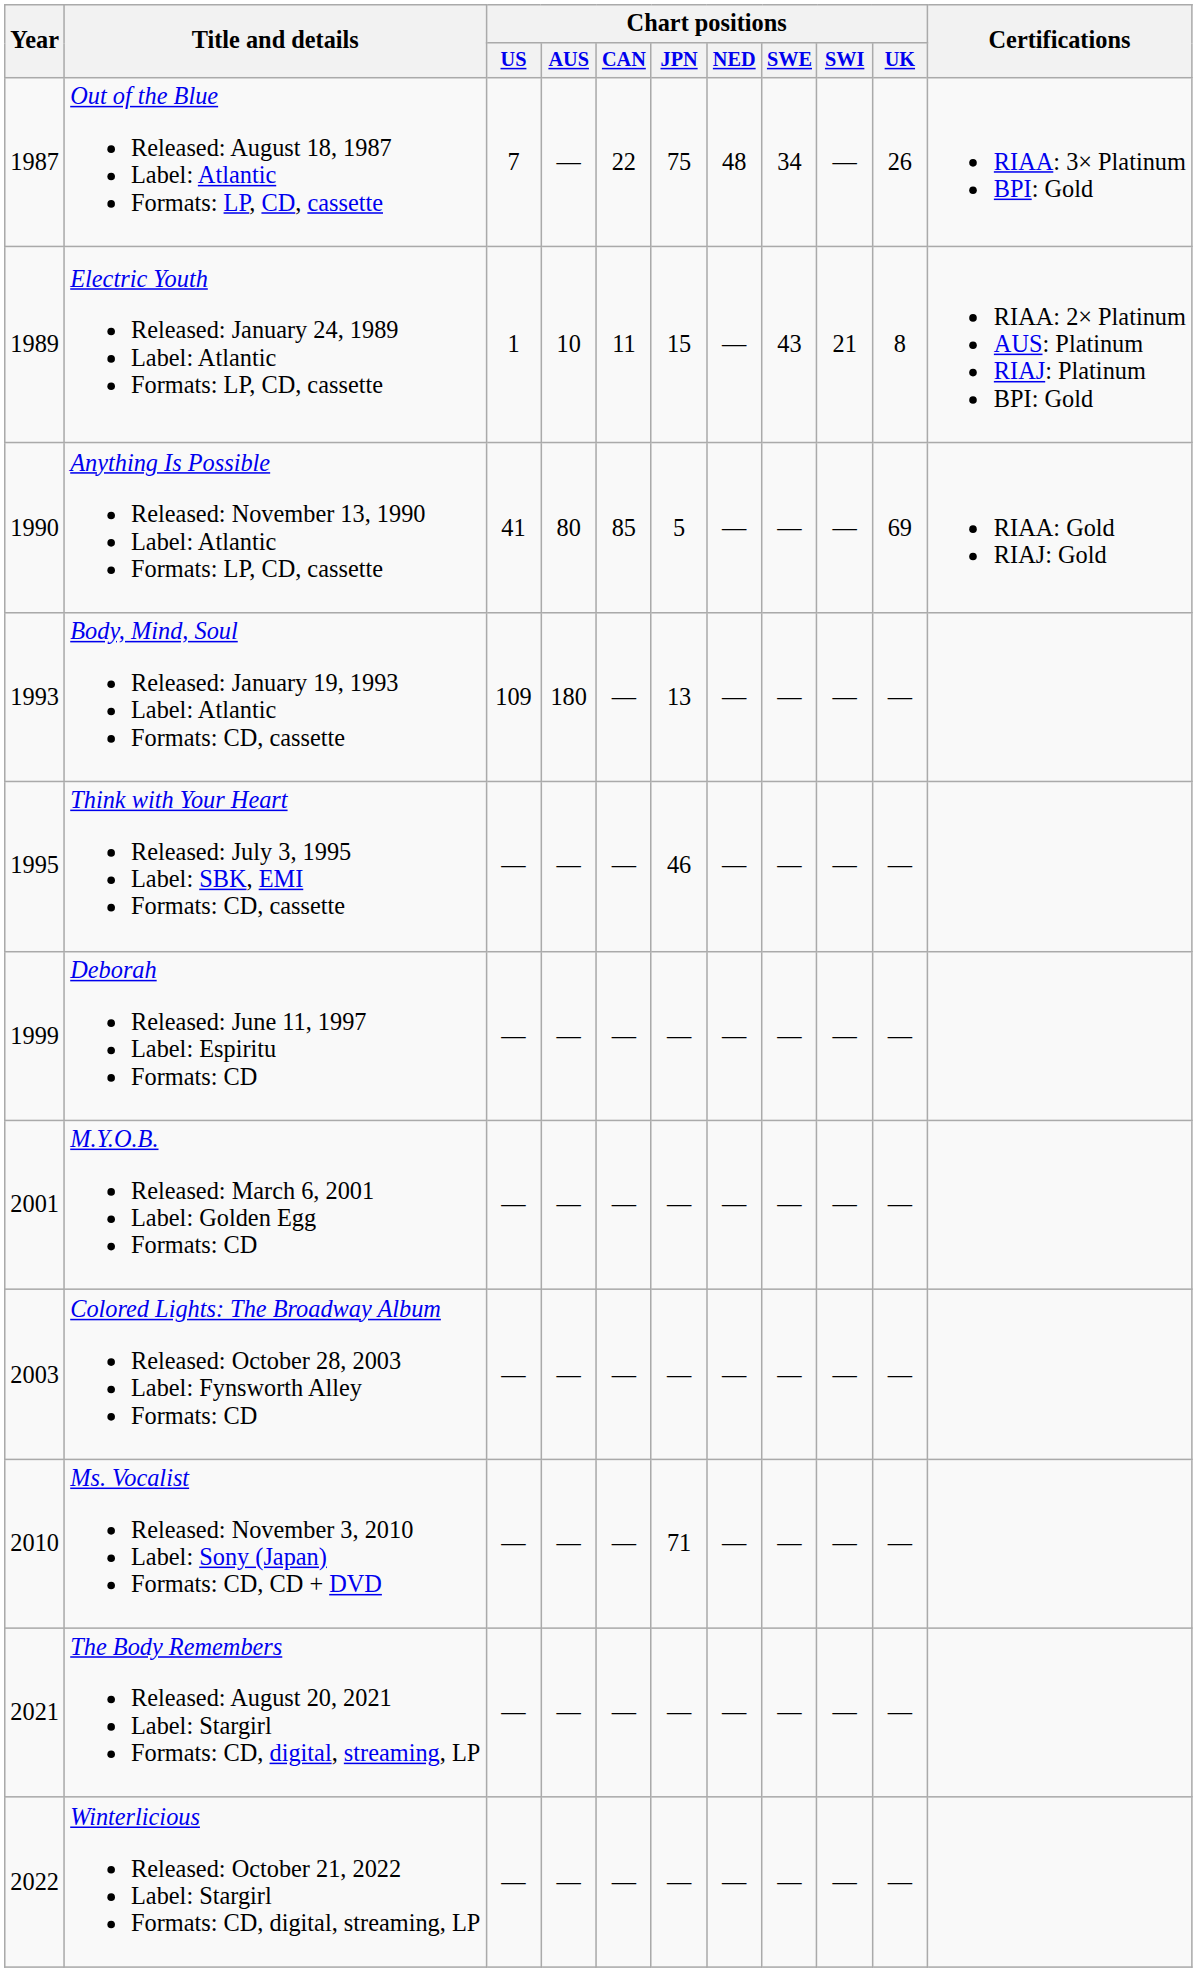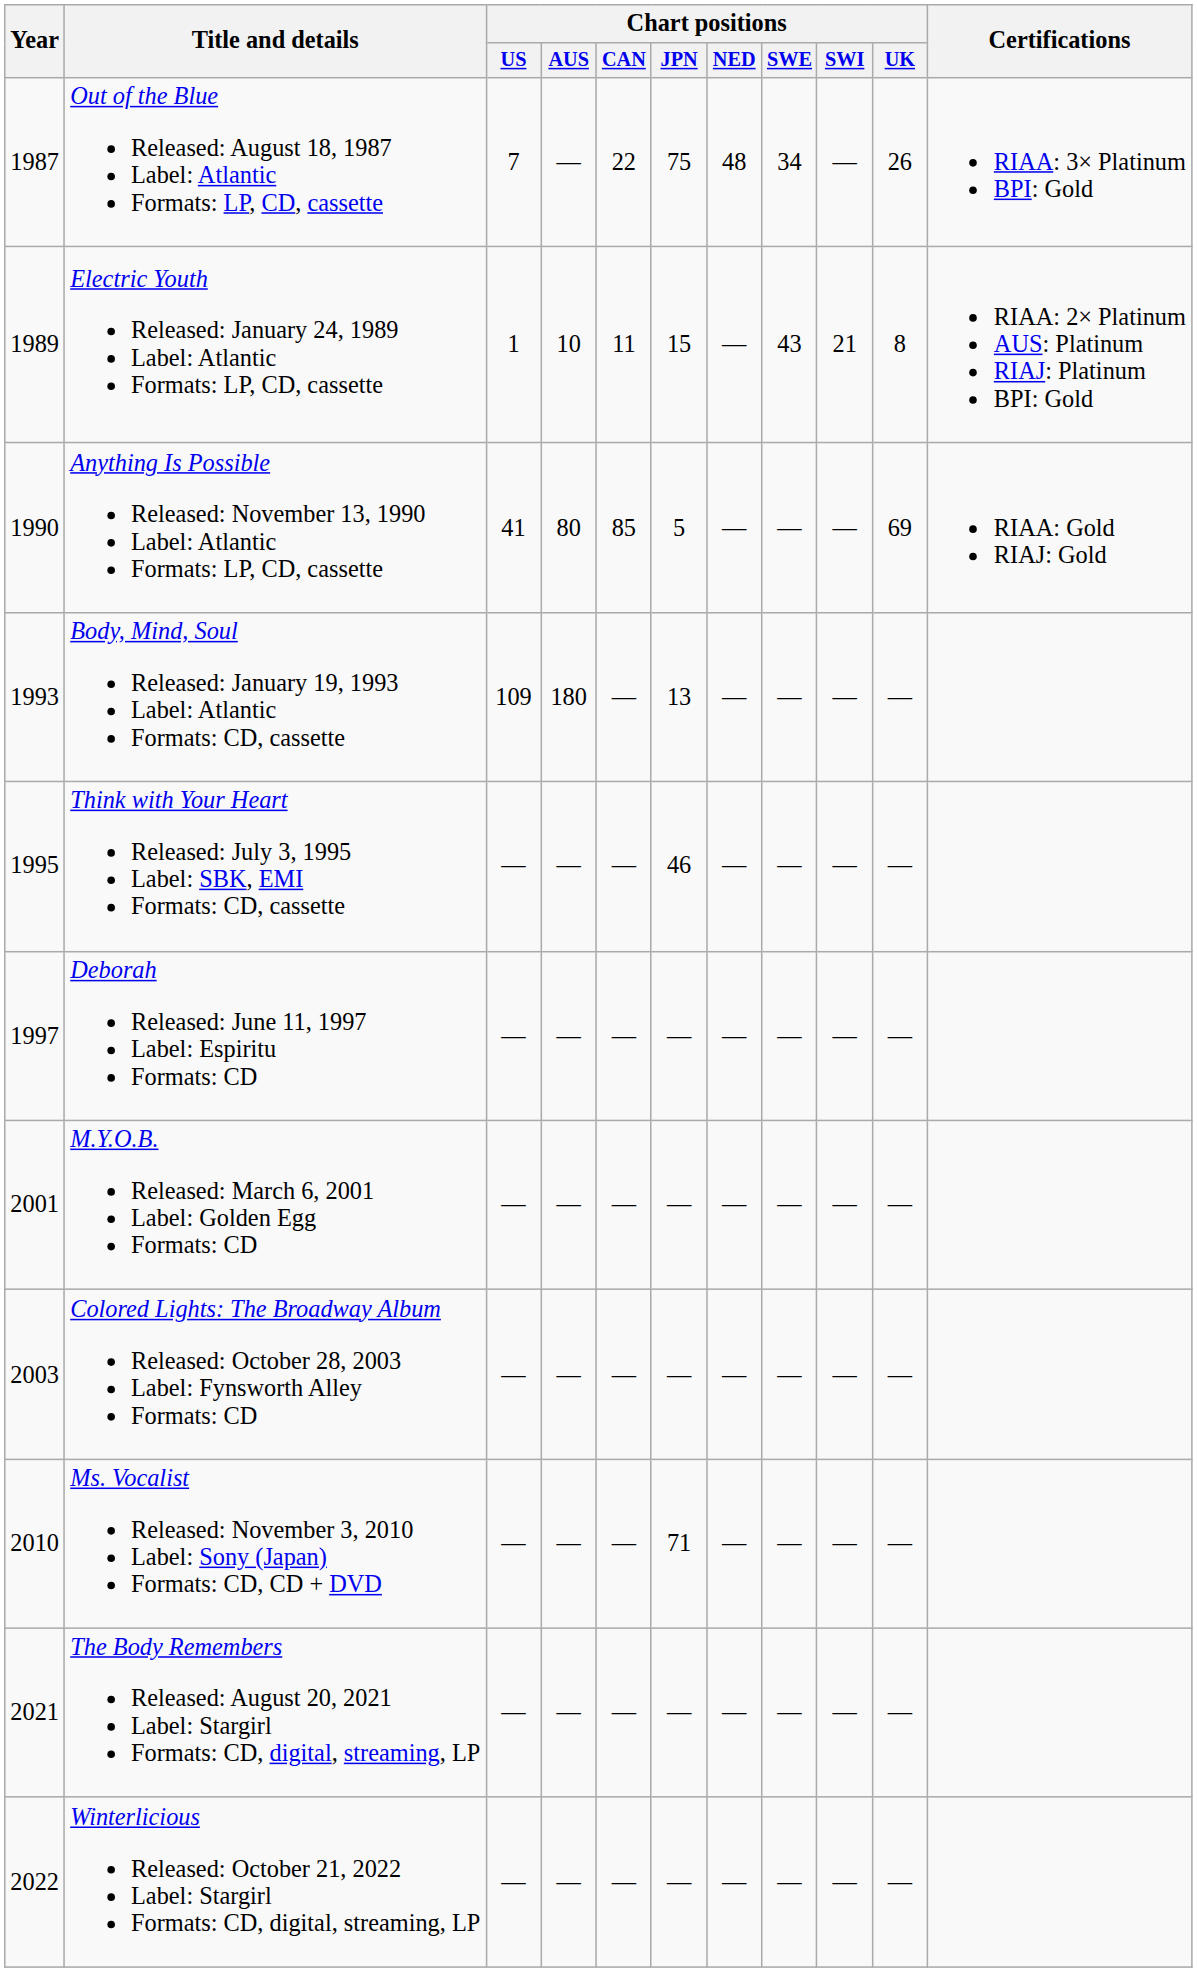(35, 1035) 1999 -> (35, 1035) 1997
